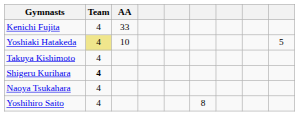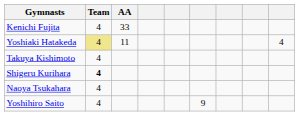(125, 42) 10 -> (125, 42) 11
(281, 42) 5 -> (281, 42) 4
(203, 104) 8 -> (203, 104) 9
